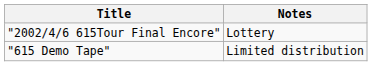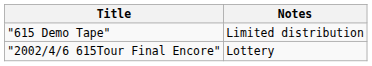rows swapped: (59, 51) <-> (114, 32)
